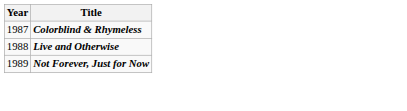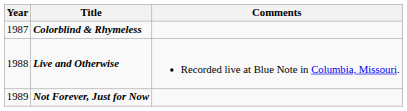+ column: (277, 13)
